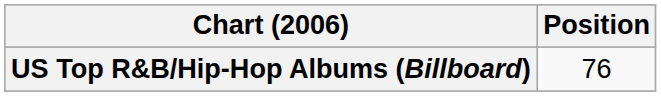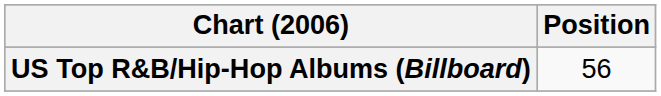(597, 68) 76 -> (597, 68) 56
